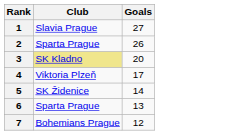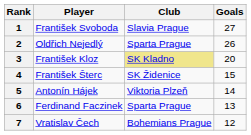+ column: (79, 12)
(66, 75) Viktoria Plzeň -> (154, 75) SK Židenice
(138, 75) 17 -> (230, 75) 15
(62, 91) SK Židenice -> (157, 91) Viktoria Plzeň
